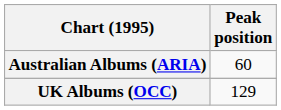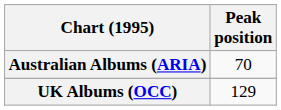(243, 64) 60 -> (243, 64) 70
